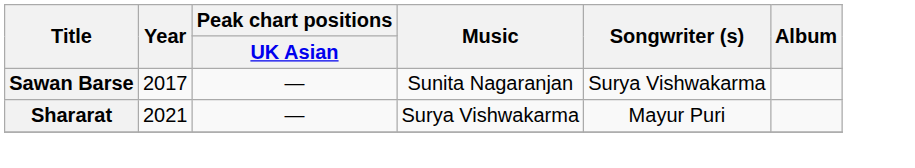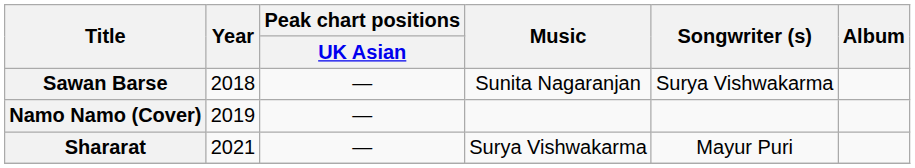(165, 83) 2017 -> (233, 83) 2018
+ row: (105, 115)
